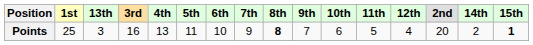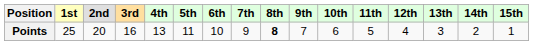columns swapped: (442, 13) <-> (101, 13)
(511, 31) bold -> (511, 31) normal
